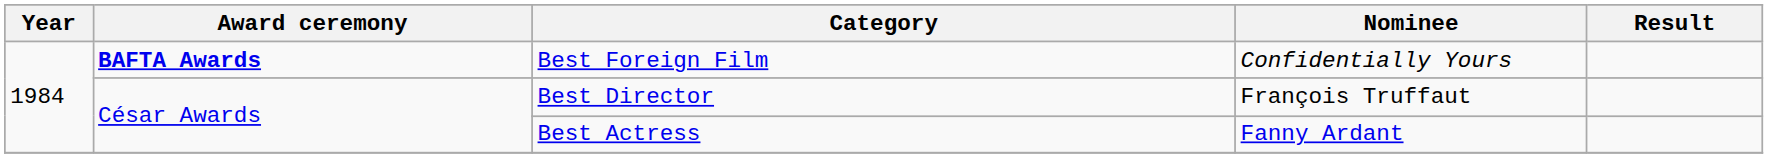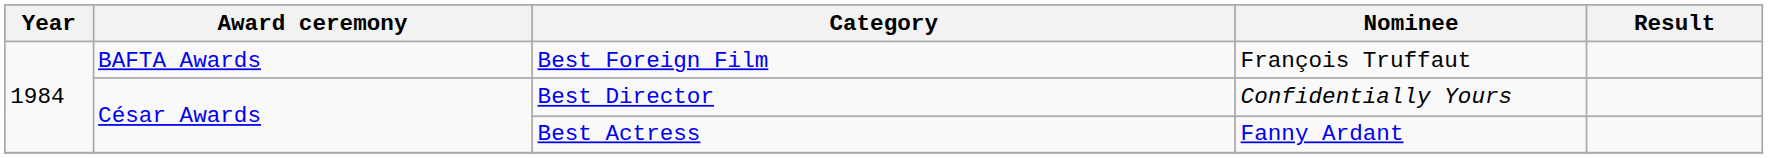(180, 60) bold -> (180, 60) normal
(1376, 60) Confidentially Yours -> (1356, 60) François Truffaut
(1356, 97) François Truffaut -> (1376, 97) Confidentially Yours
